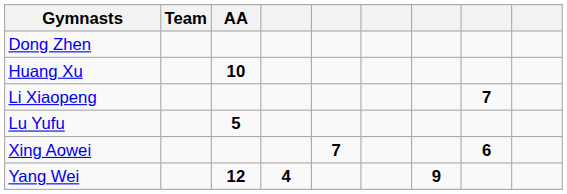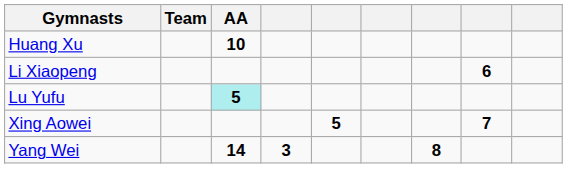- row: (50, 44)
(487, 97) 7 -> (487, 71) 6
(236, 124) no background -> (236, 97) paleturquoise background
(336, 150) 7 -> (336, 124) 5
(487, 150) 6 -> (487, 124) 7
(236, 177) 12 -> (236, 150) 14
(286, 177) 4 -> (286, 150) 3
(436, 177) 9 -> (436, 150) 8
